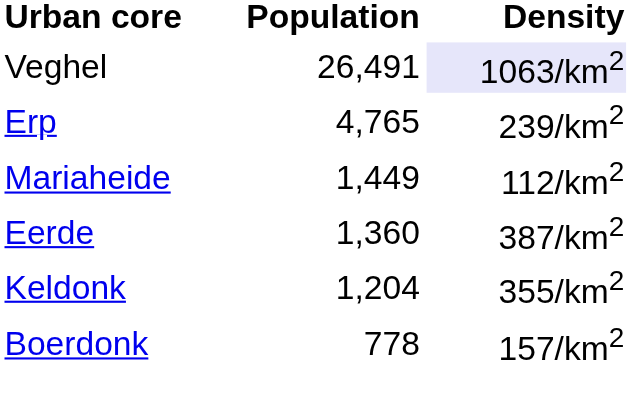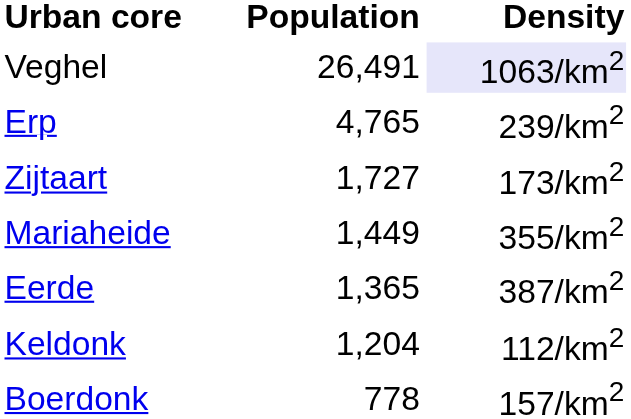+ row: (56, 177)
(563, 177) 112/km2 -> (561, 233) 355/km2
(378, 233) 1,360 -> (378, 288) 1,365
(561, 288) 355/km2 -> (563, 343) 112/km2
